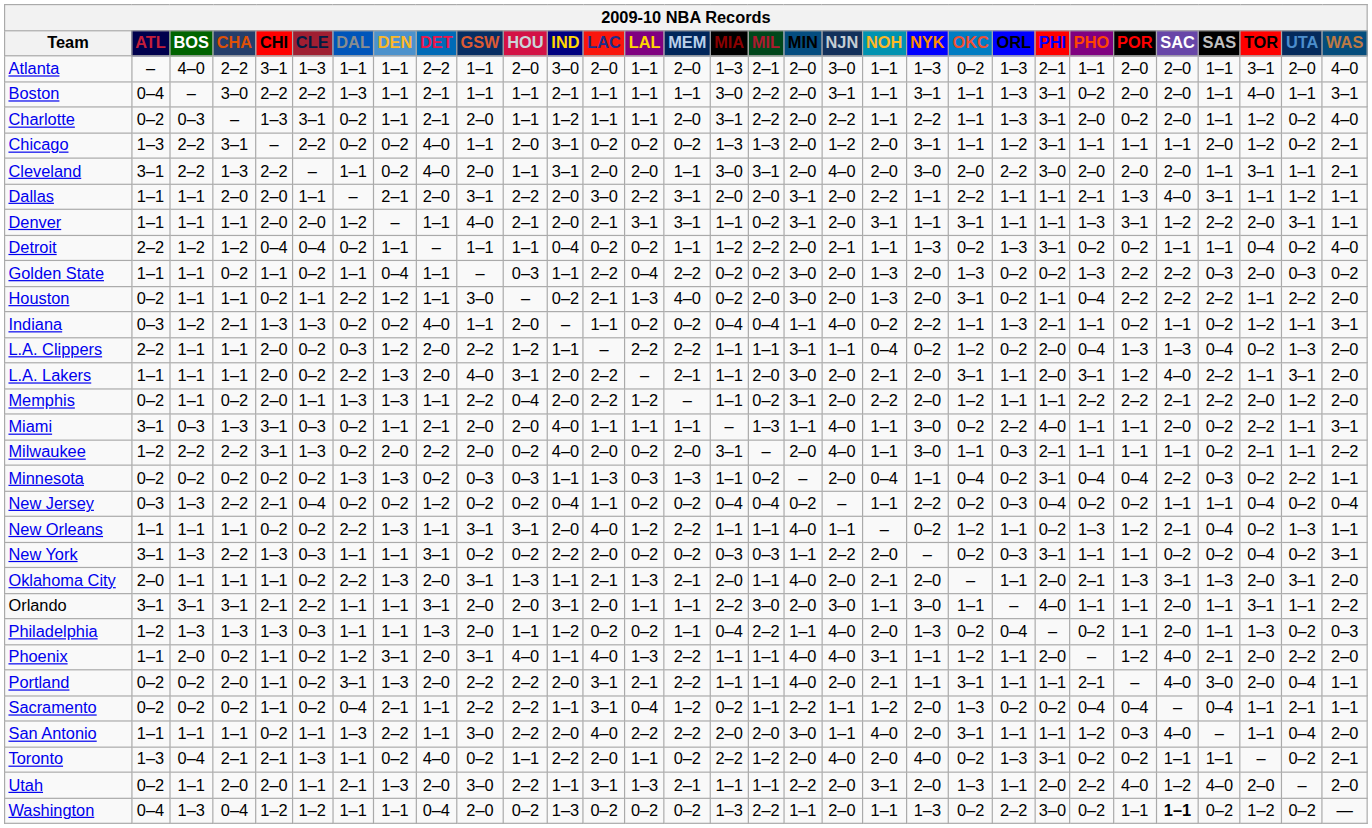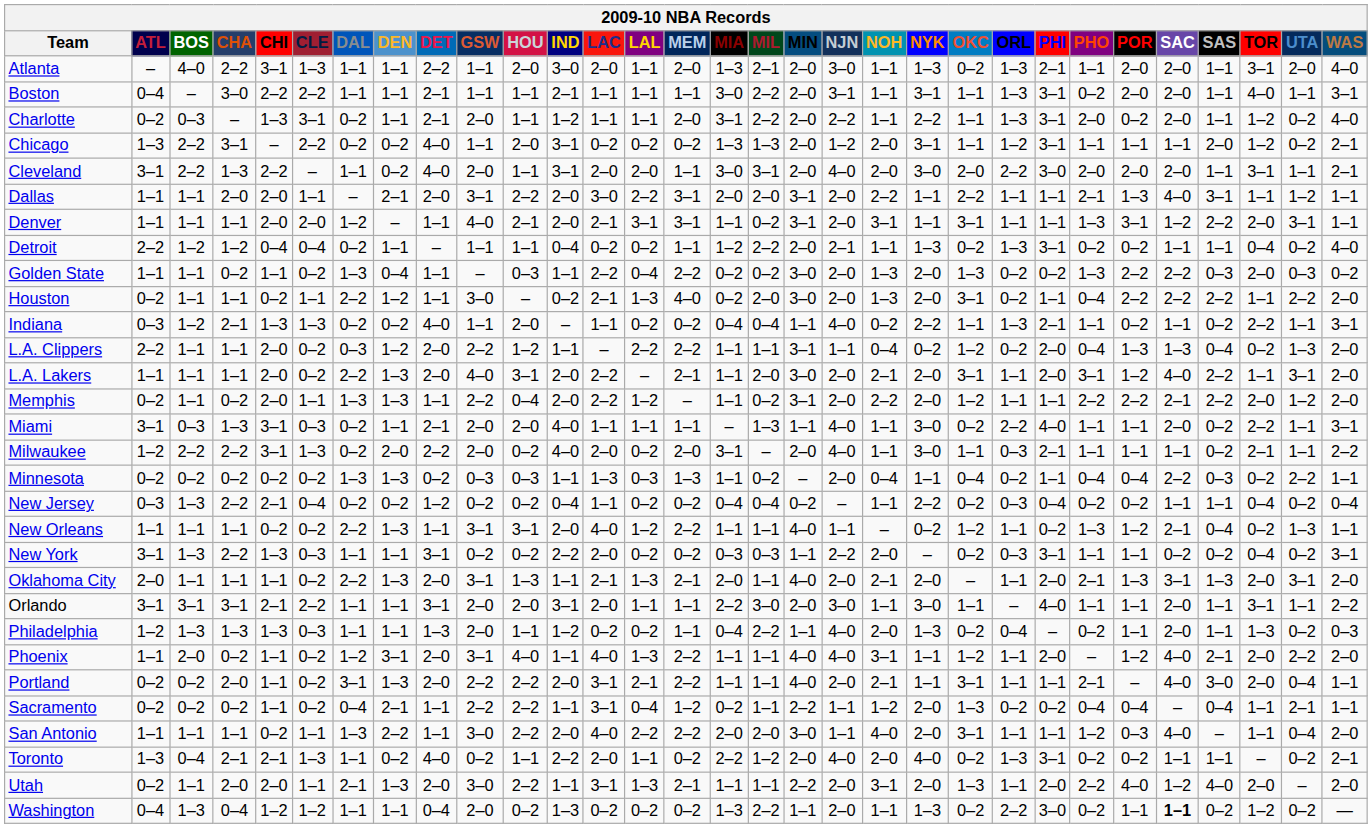(353, 94) 1–3 -> (353, 94) 1–1
(353, 273) 1–1 -> (353, 273) 1–3
(1261, 324) 1–2 -> (1261, 324) 2–2
(1052, 478) 3–1 -> (1052, 478) 1–1
